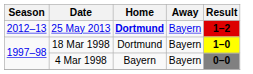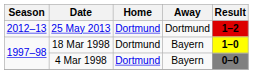(140, 28) bold -> (138, 28) normal
(185, 28) Bayern -> (187, 28) Dortmund
(140, 61) Bayern -> (138, 61) Dortmund
